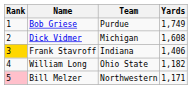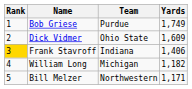(119, 37) Michigan -> (124, 37) Ohio State
(173, 37) 1,608 -> (173, 37) 1,609
(124, 64) Ohio State -> (119, 64) Michigan
(9, 78) pink background -> (9, 78) no background
